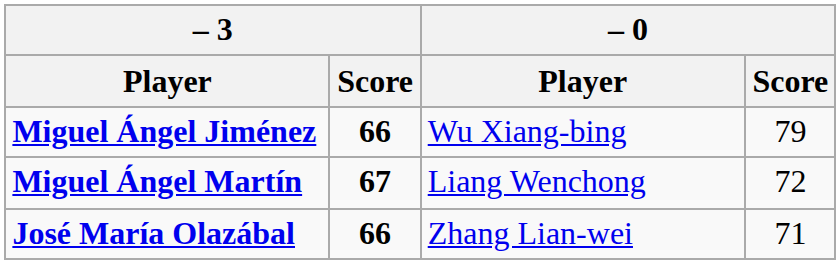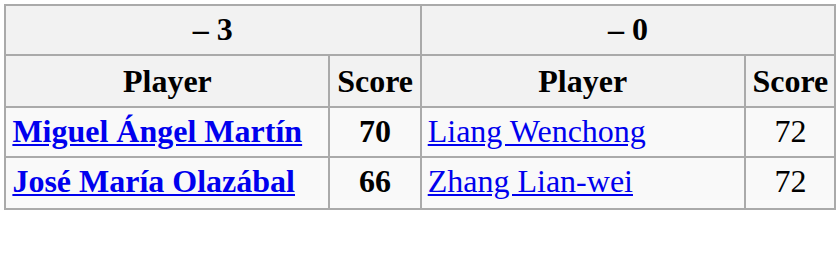- row: (164, 131)
(375, 182) 67 -> (375, 131) 70
(790, 232) 71 -> (790, 182) 72
